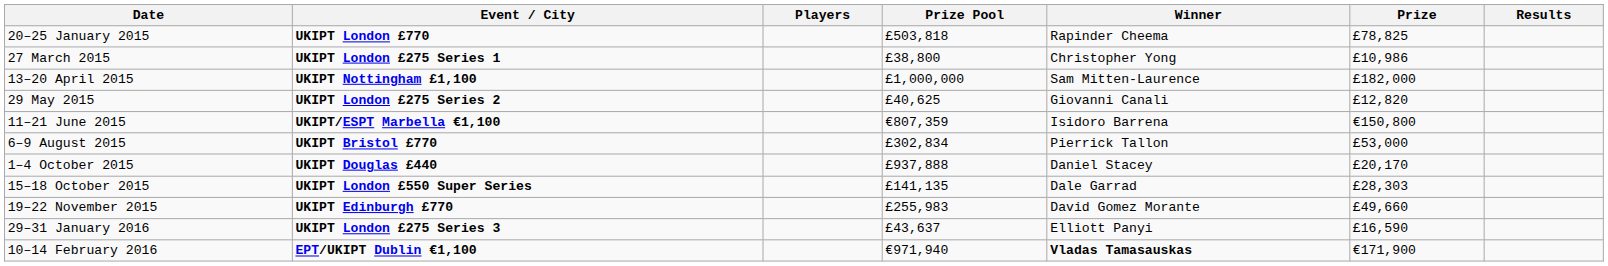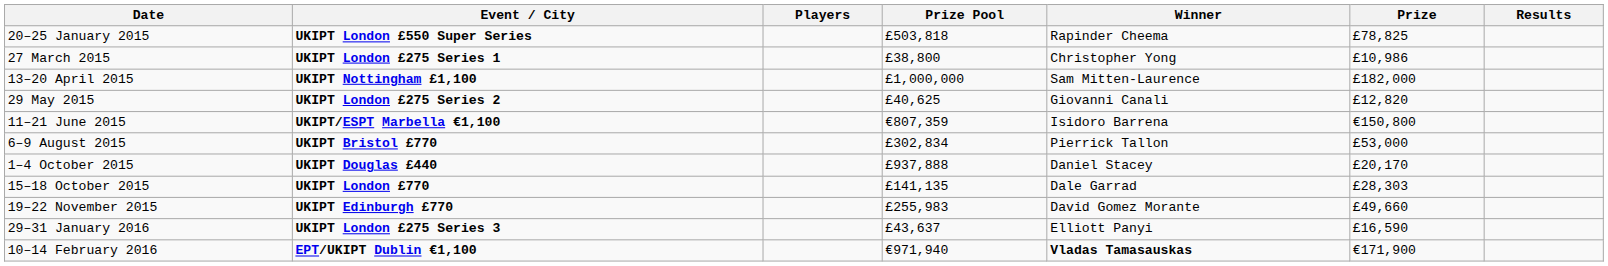(362, 37) UKIPT London £770 -> (414, 37) UKIPT London £550 Super Series
(414, 186) UKIPT London £550 Super Series -> (362, 186) UKIPT London £770
